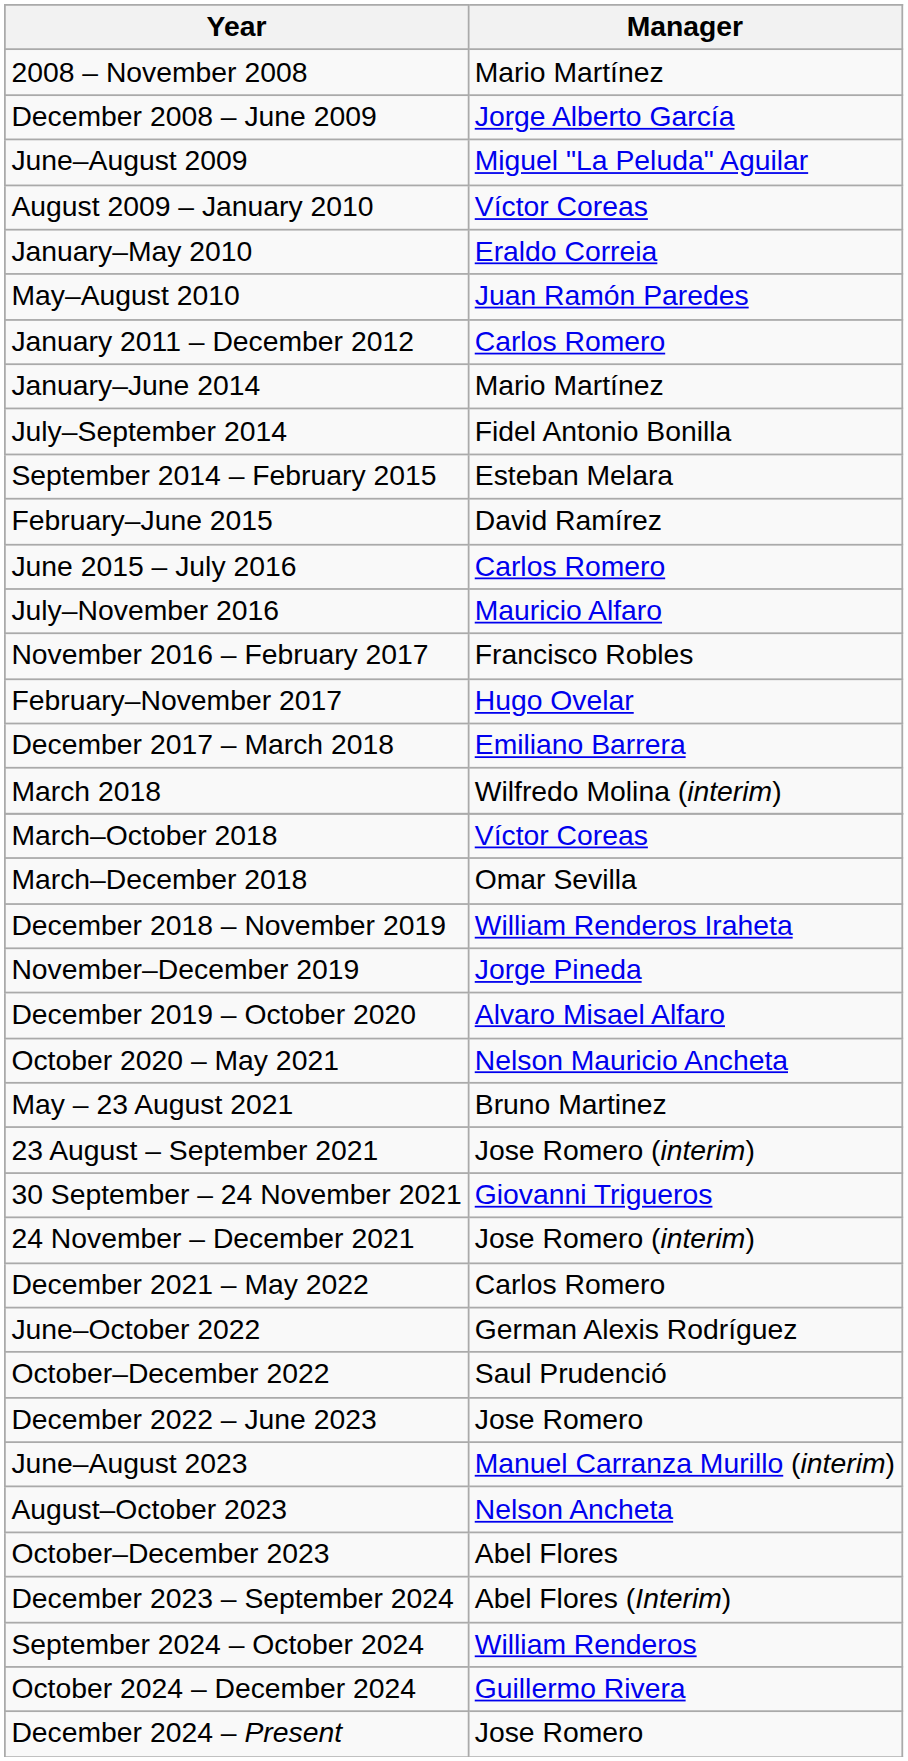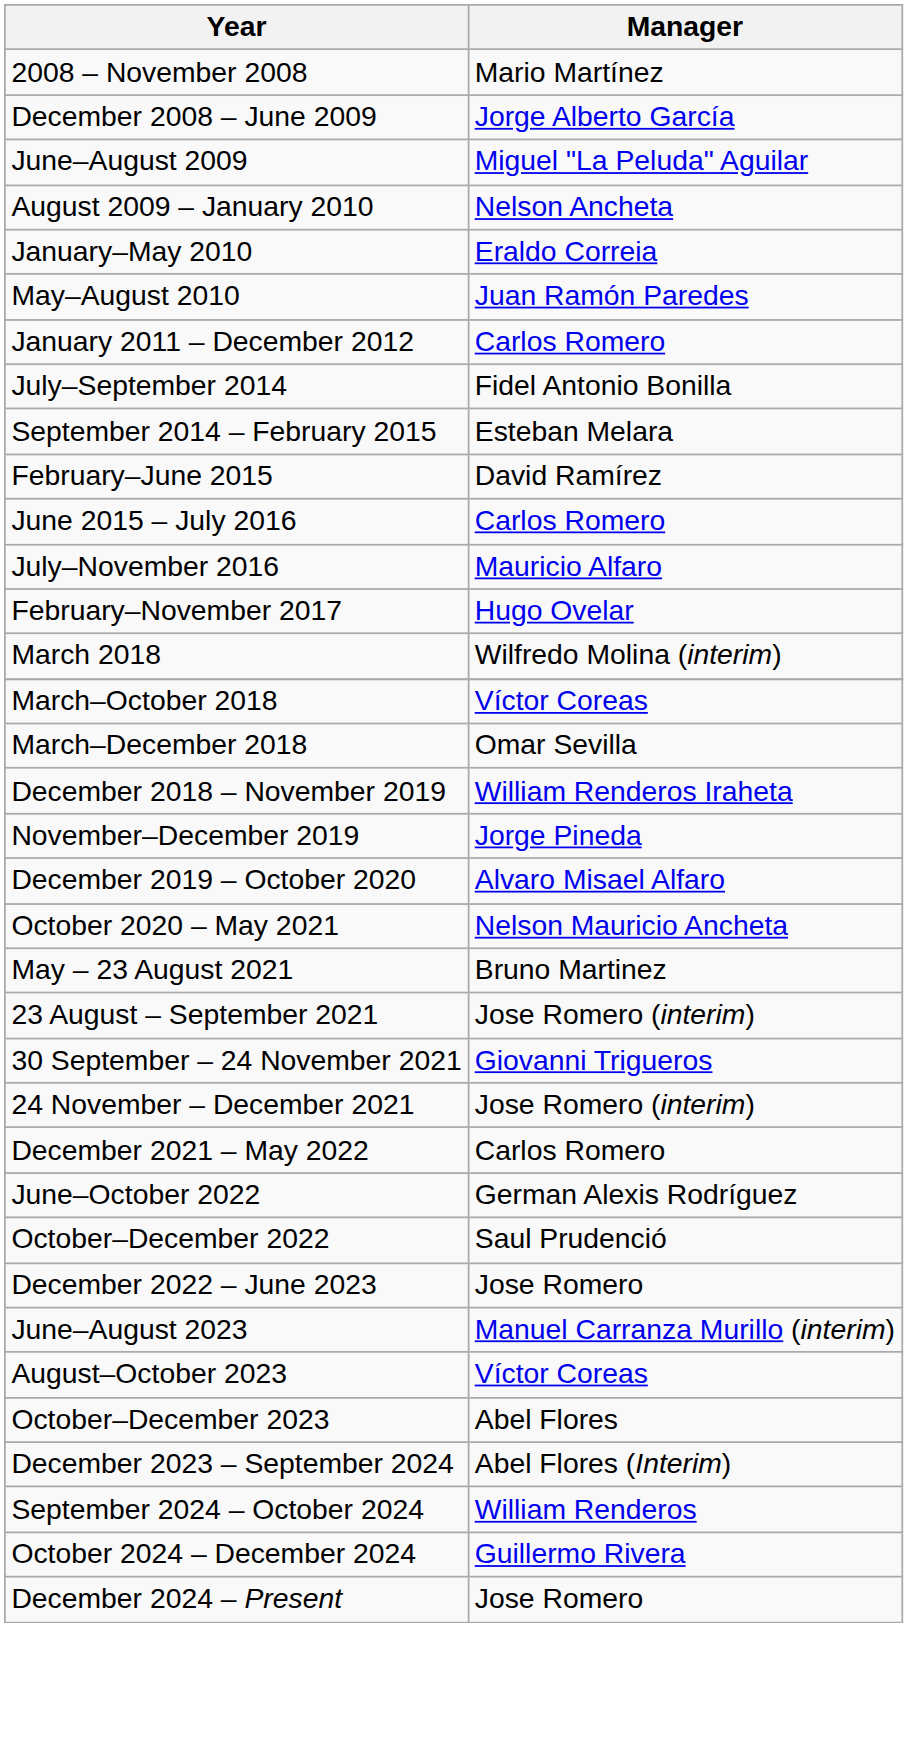(561, 206) Víctor Coreas -> (574, 206) Nelson Ancheta
- row: (136, 386)
- row: (220, 655)
- row: (203, 745)
(574, 1509) Nelson Ancheta -> (561, 1374) Víctor Coreas
